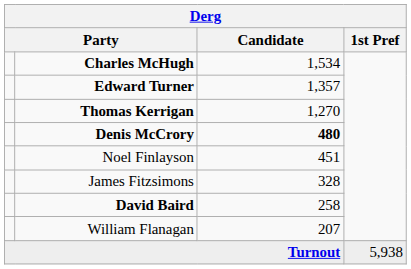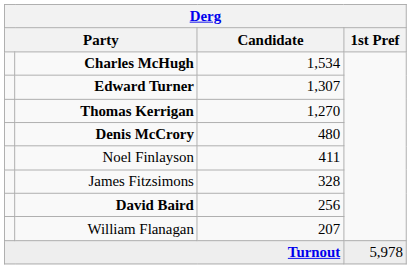(324, 87) 1,357 -> (324, 87) 1,307
(329, 134) bold -> (329, 134) normal
(329, 157) 451 -> (329, 157) 411
(329, 205) 258 -> (329, 205) 256
(386, 252) 5,938 -> (386, 252) 5,978
